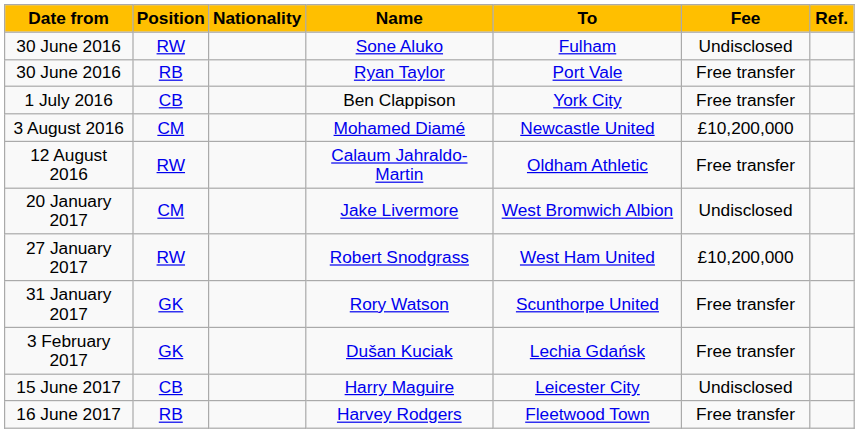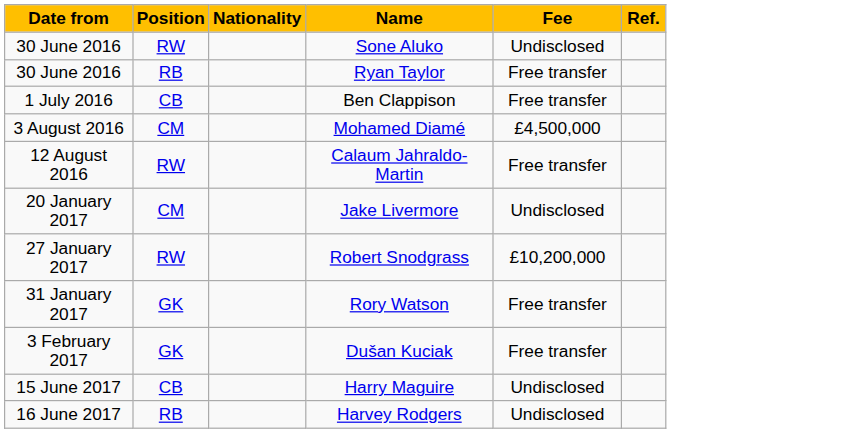- column: (587, 19)
(746, 128) £10,200,000 -> (557, 128) £4,500,000
(746, 415) Free transfer -> (557, 415) Undisclosed
